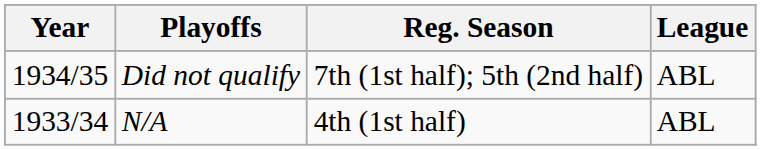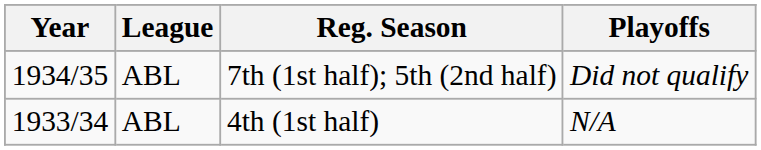columns swapped: (703, 27) <-> (211, 27)
